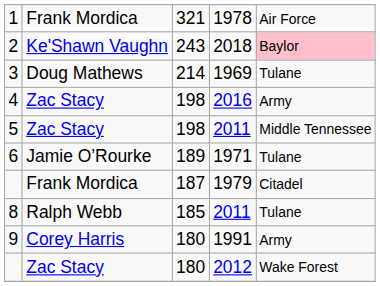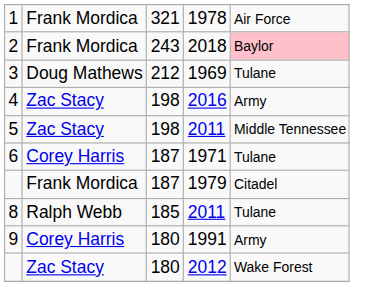(97, 45) Ke'Shawn Vaughn -> (82, 45) Frank Mordica
(191, 73) 214 -> (165, 73) 212
(89, 156) Jamie O’Rourke -> (75, 156) Corey Harris
(191, 156) 189 -> (165, 156) 187
